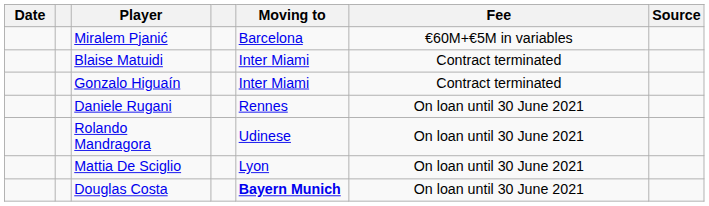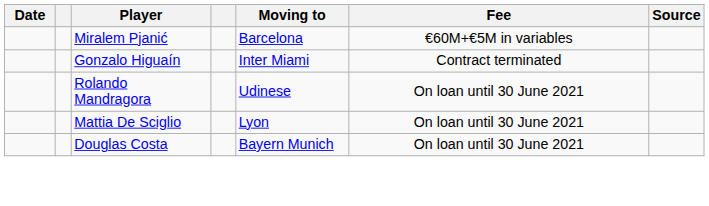- row: (119, 60)
- row: (123, 106)
(290, 189) bold -> (286, 144) normal
